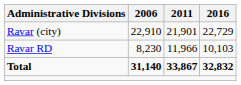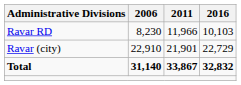rows swapped: (29, 48) <-> (34, 31)
